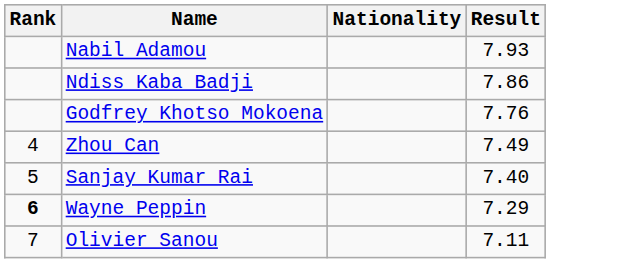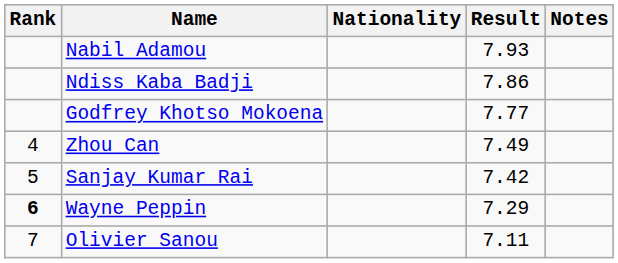+ column: (580, 21)
(506, 115) 7.76 -> (506, 115) 7.77
(506, 178) 7.40 -> (506, 178) 7.42
